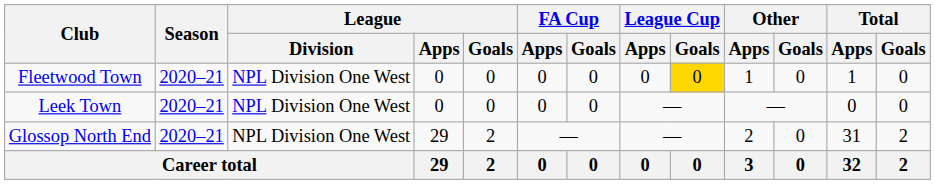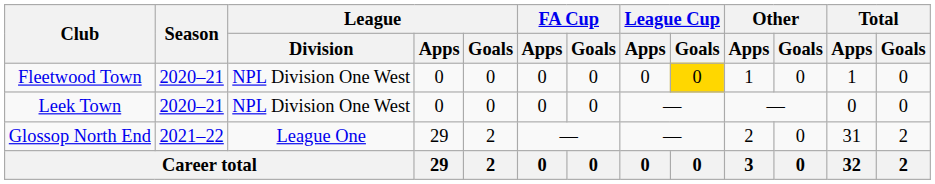(192, 135) 2020–21 -> (192, 135) 2021–22
(321, 135) NPL Division One West -> (321, 135) League One
